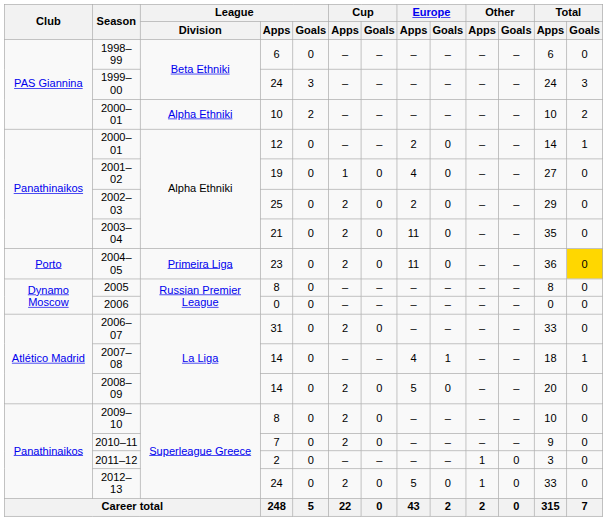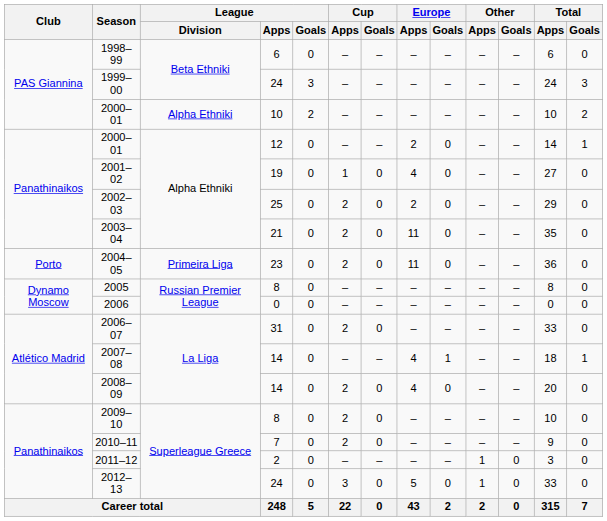(585, 263) gold background -> (585, 263) no background
(414, 388) 5 -> (414, 388) 4
(345, 483) 2 -> (345, 483) 3
